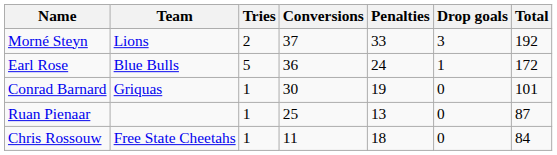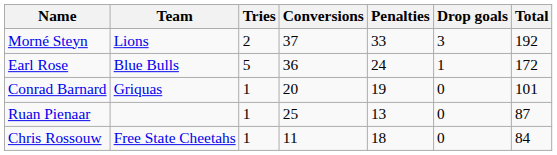(290, 89) 30 -> (290, 89) 20
